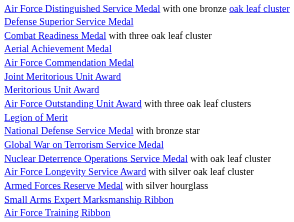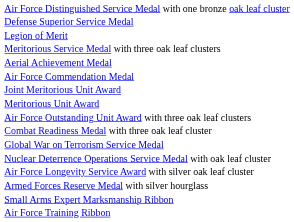rows swapped: (36, 117) <-> (108, 35)
+ row: (112, 49)
- row: (102, 131)
